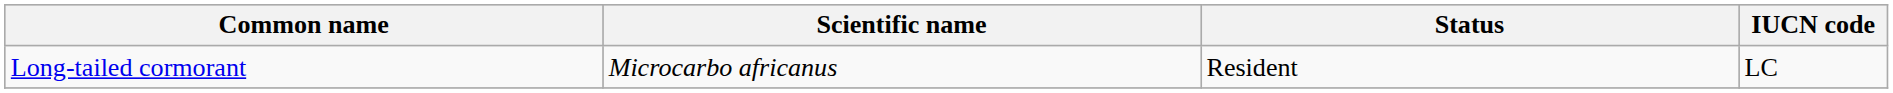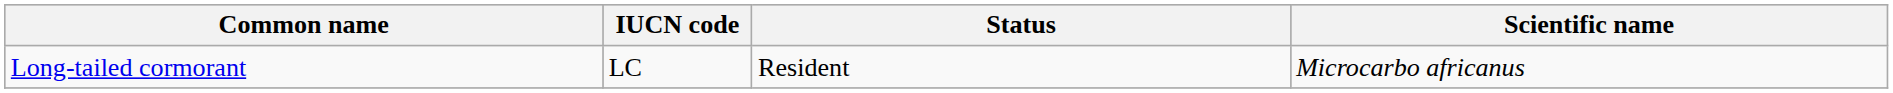columns swapped: (902, 25) <-> (1813, 25)
